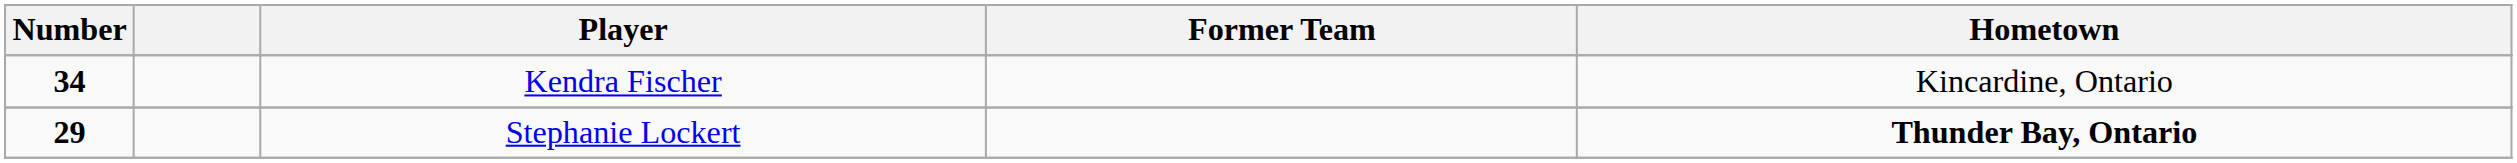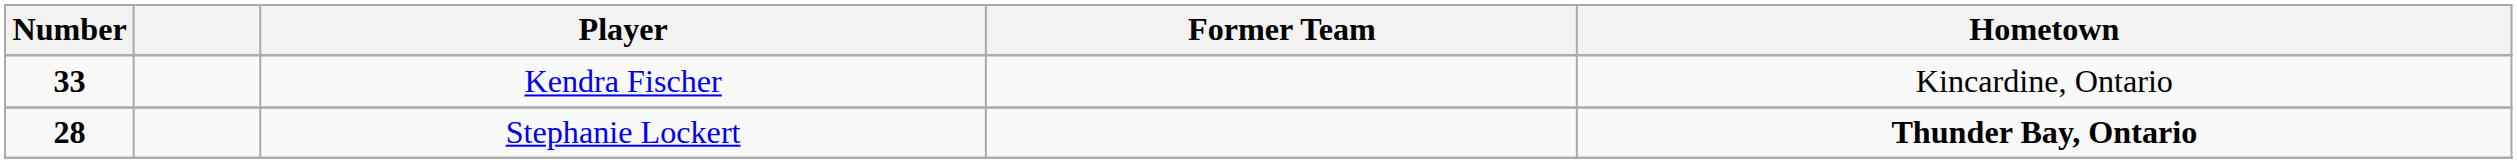(70, 81) 34 -> (70, 81) 33
(70, 132) 29 -> (70, 132) 28
